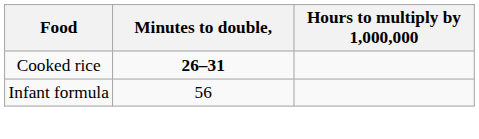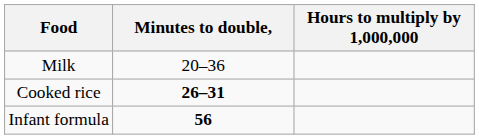+ row: (59, 65)
(203, 92) normal -> (203, 119) bold
